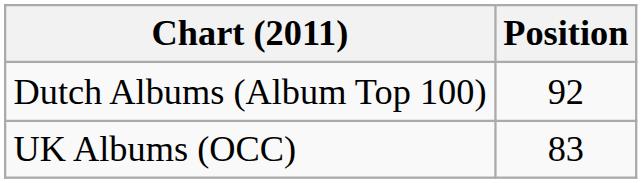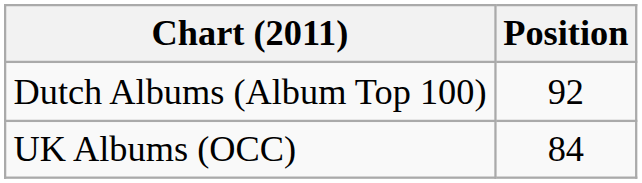(566, 148) 83 -> (566, 148) 84
